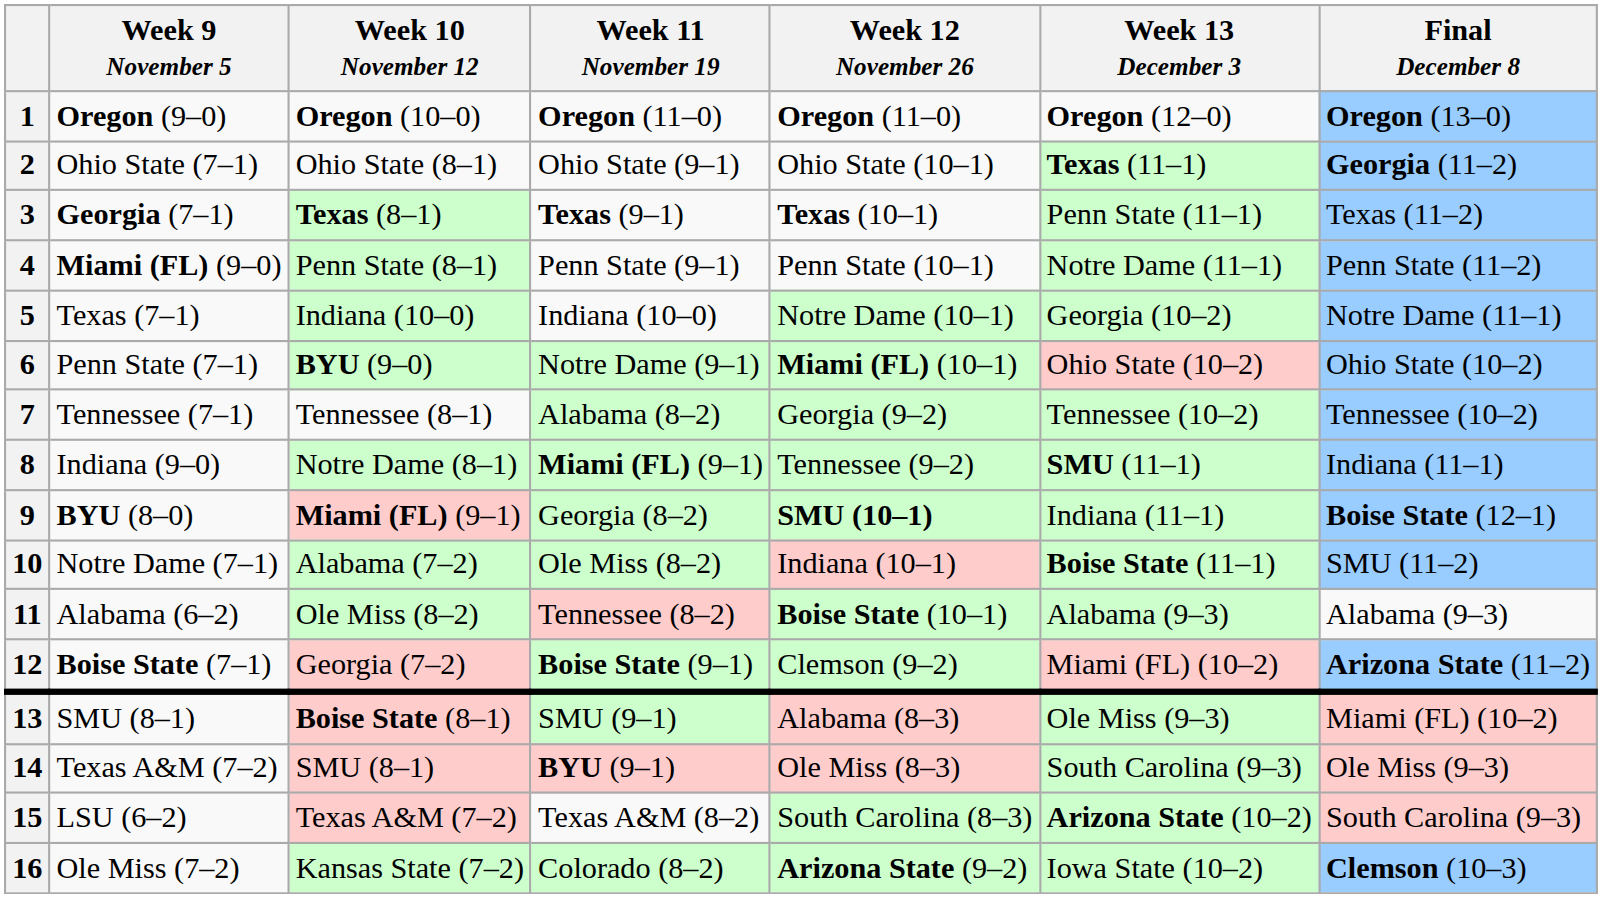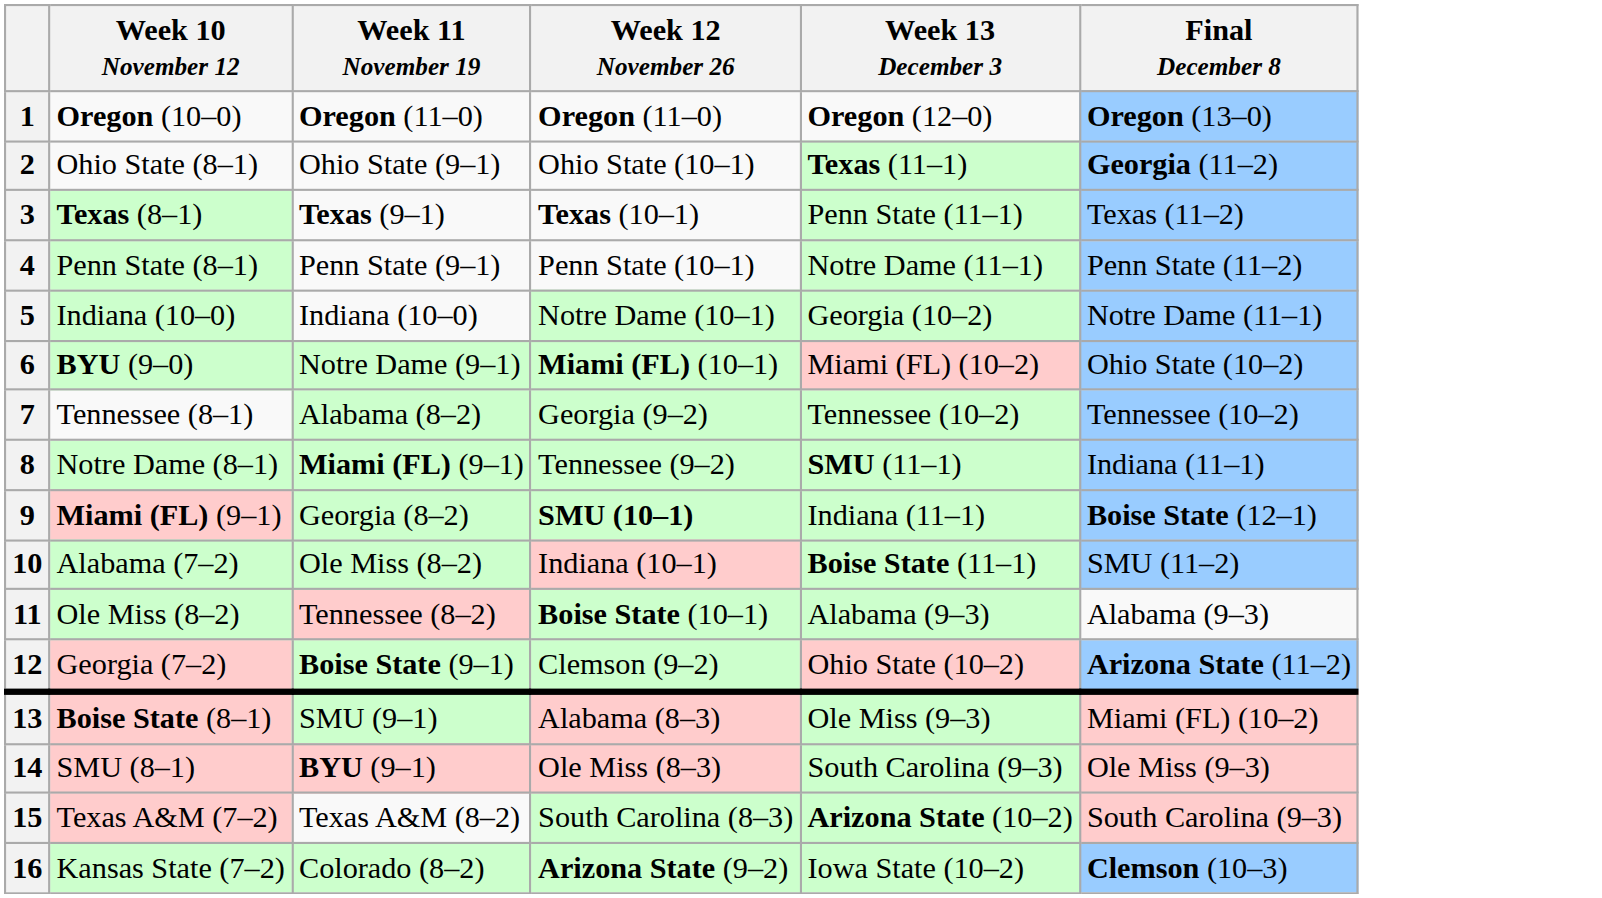- column: (169, 47)
(1155, 364) Ohio State (10–2) -> (923, 364) Miami (FL) (10–2)
(1162, 664) Miami (FL) (10–2) -> (916, 664) Ohio State (10–2)
